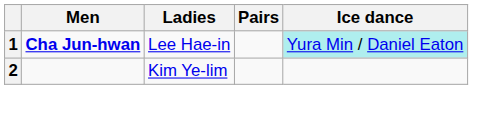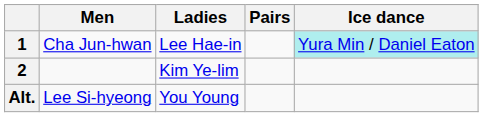(83, 44) bold -> (97, 44) normal
+ row: (22, 97)
